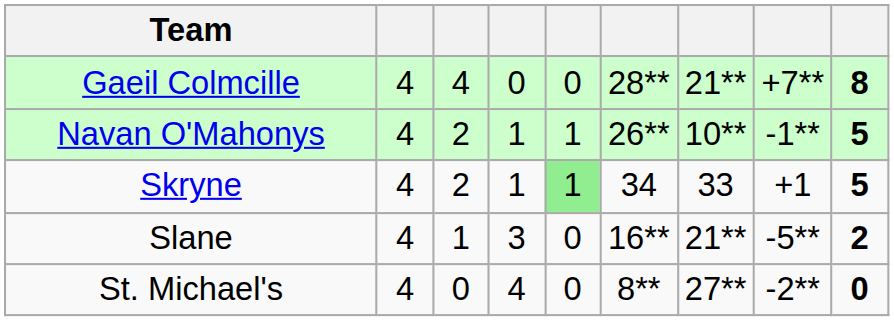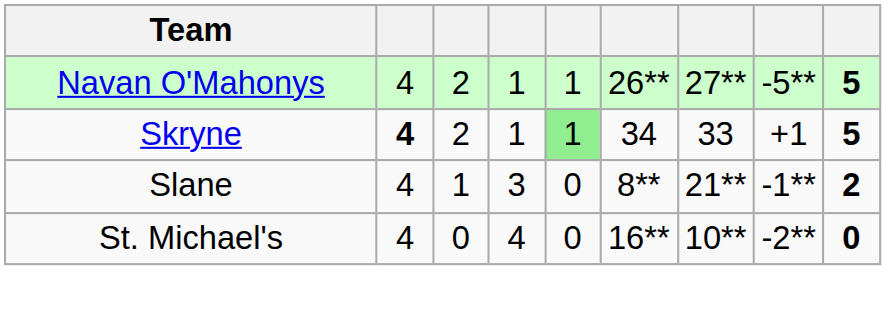- row: (191, 82)
(716, 133) 10** -> (716, 82) 27**
(793, 133) -1** -> (789, 82) -5**
(405, 185) normal -> (405, 133) bold
(639, 237) 16** -> (639, 185) 8**
(793, 237) -5** -> (789, 185) -1**
(639, 289) 8** -> (639, 237) 16**
(716, 289) 27** -> (716, 237) 10**
